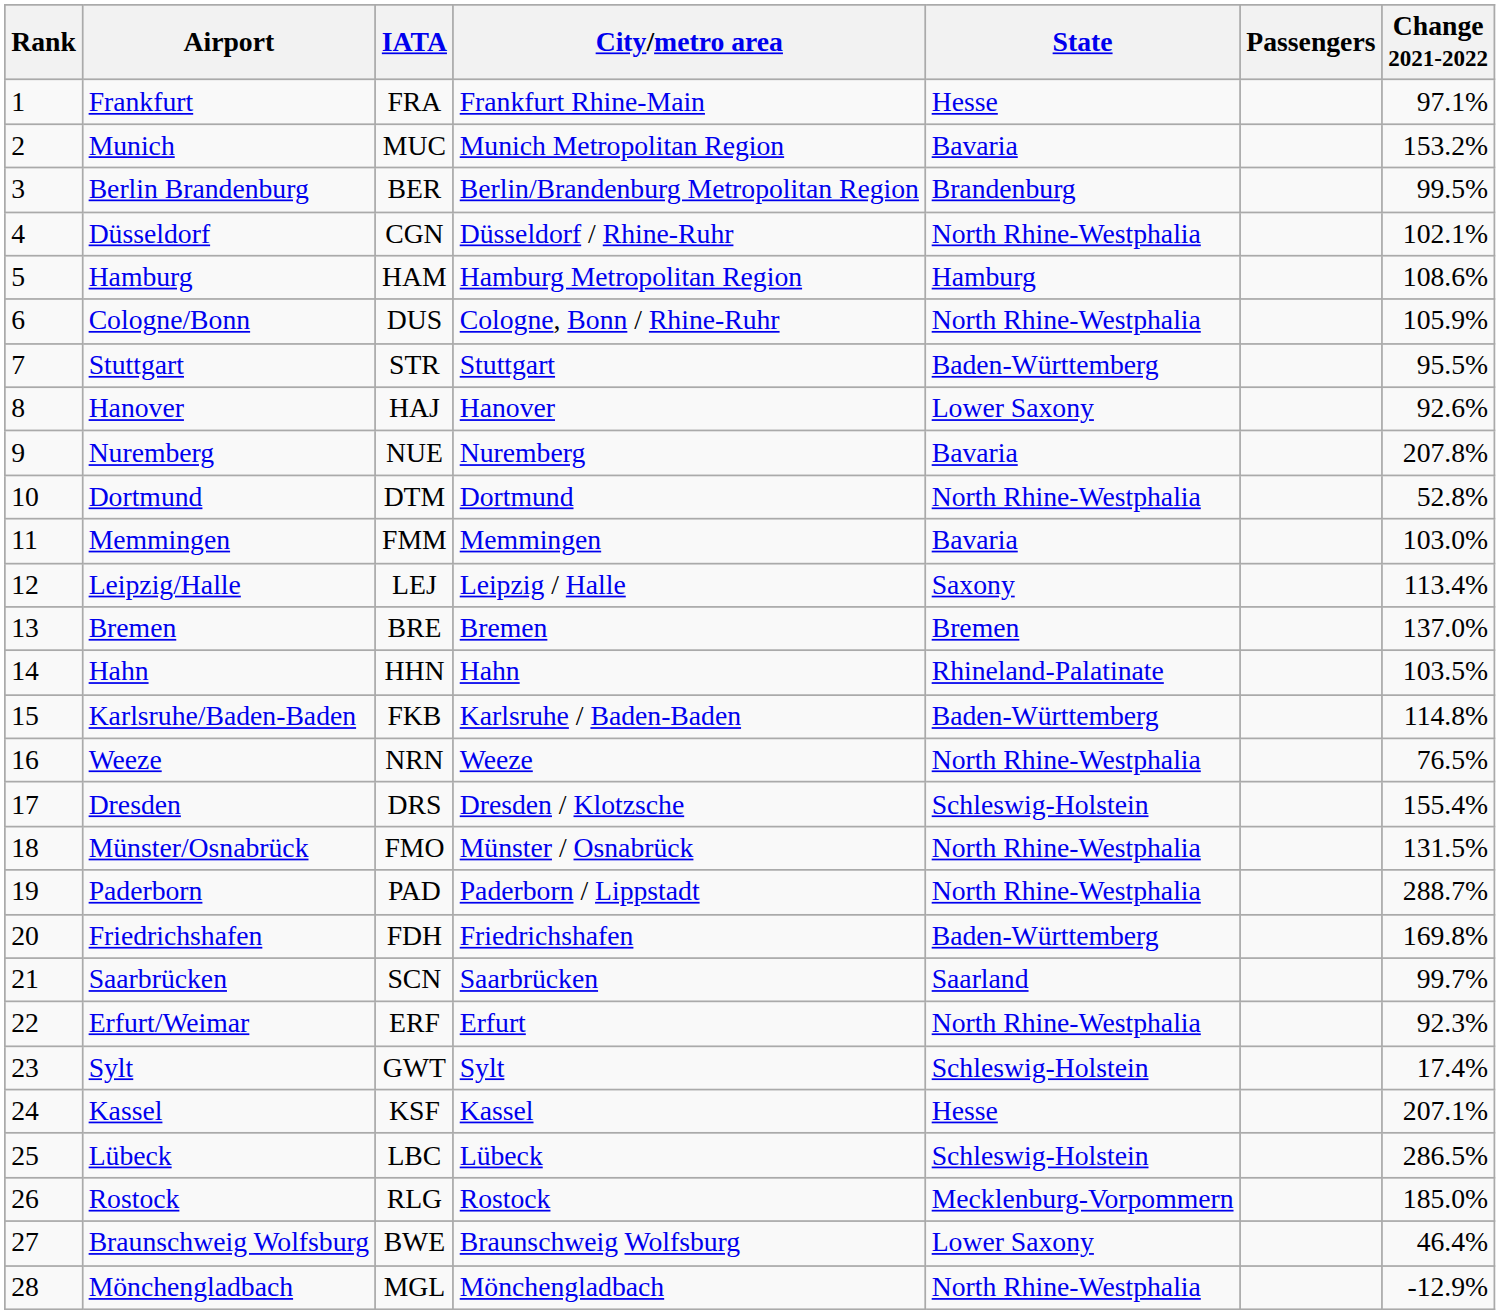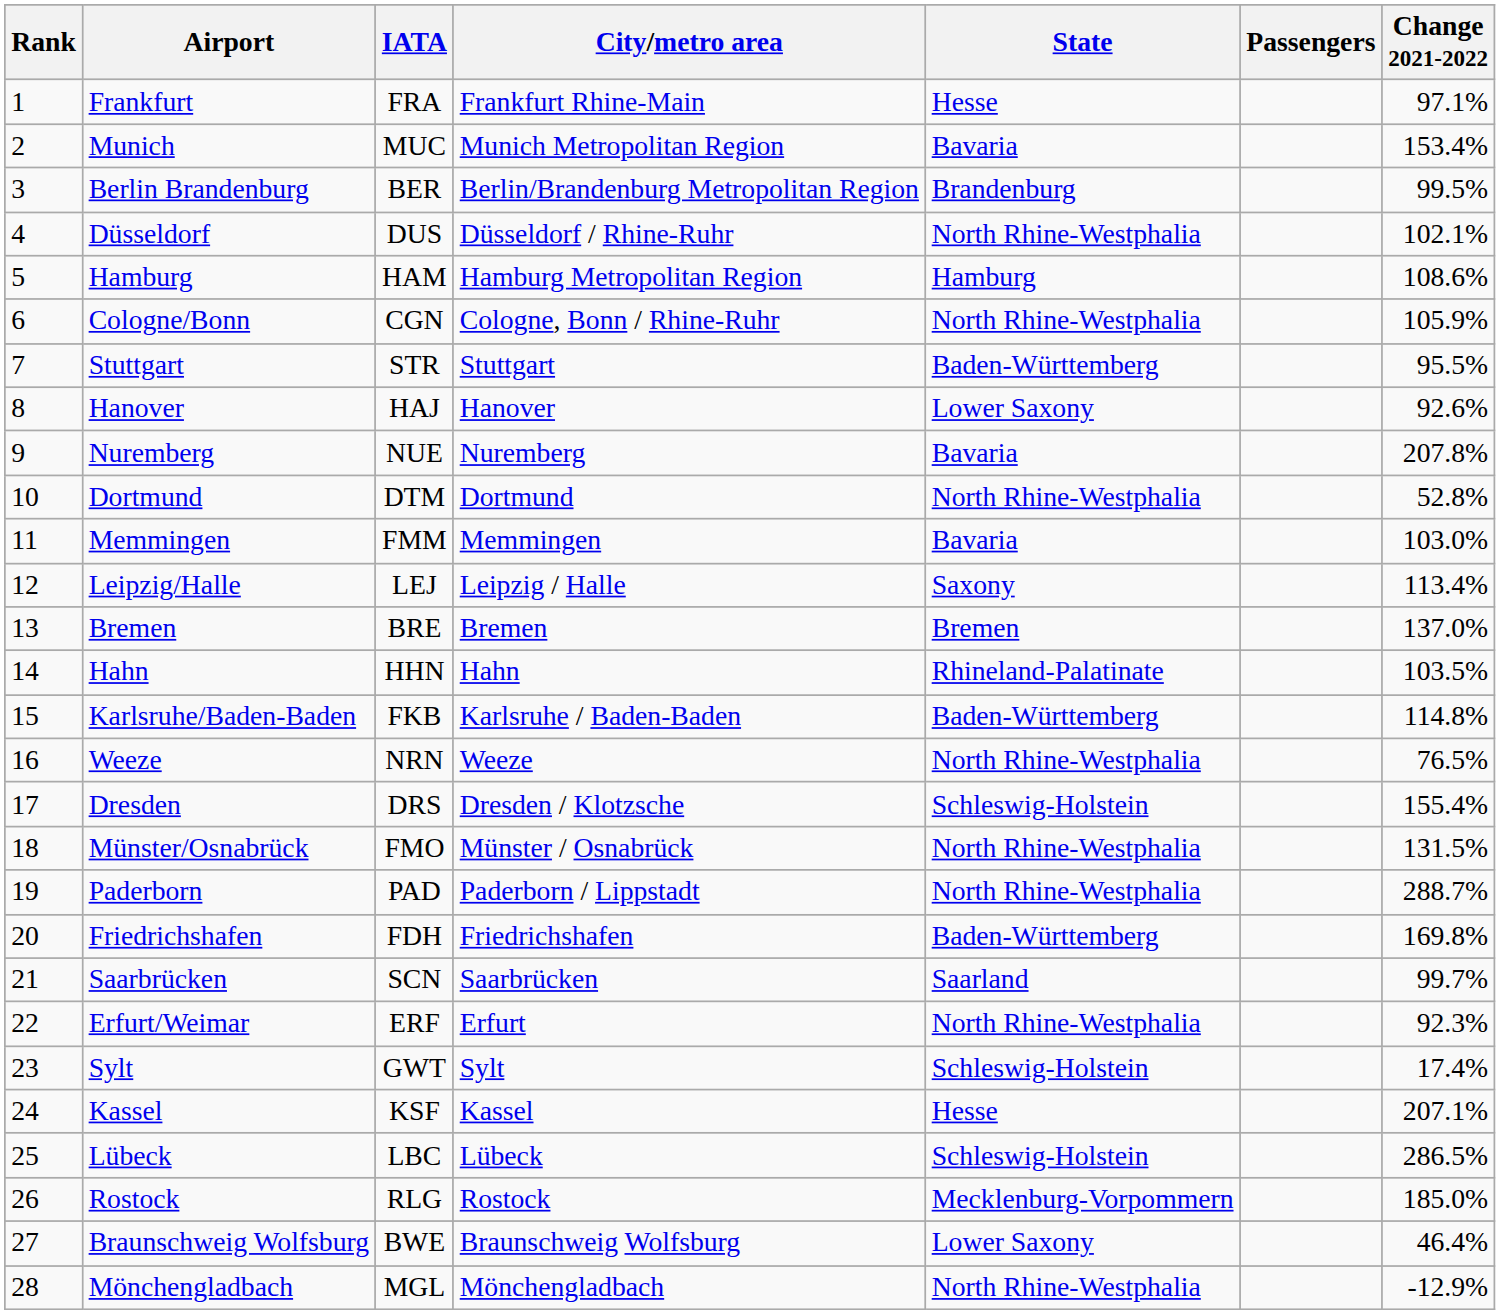(1445, 145) 153.2% -> (1445, 145) 153.4%
(414, 233) CGN -> (414, 233) DUS
(414, 320) DUS -> (414, 320) CGN
